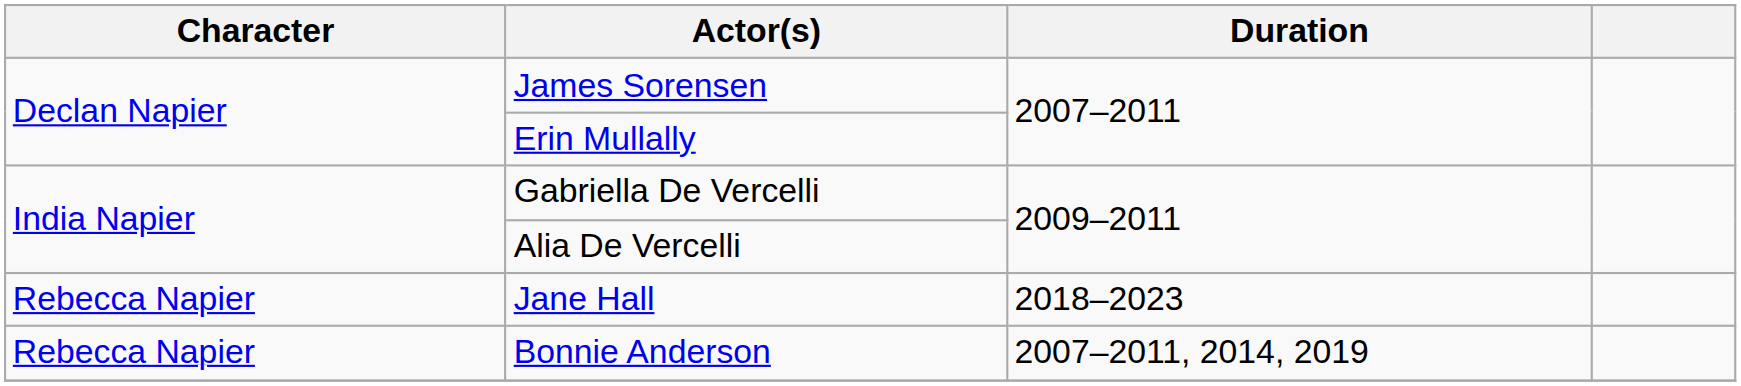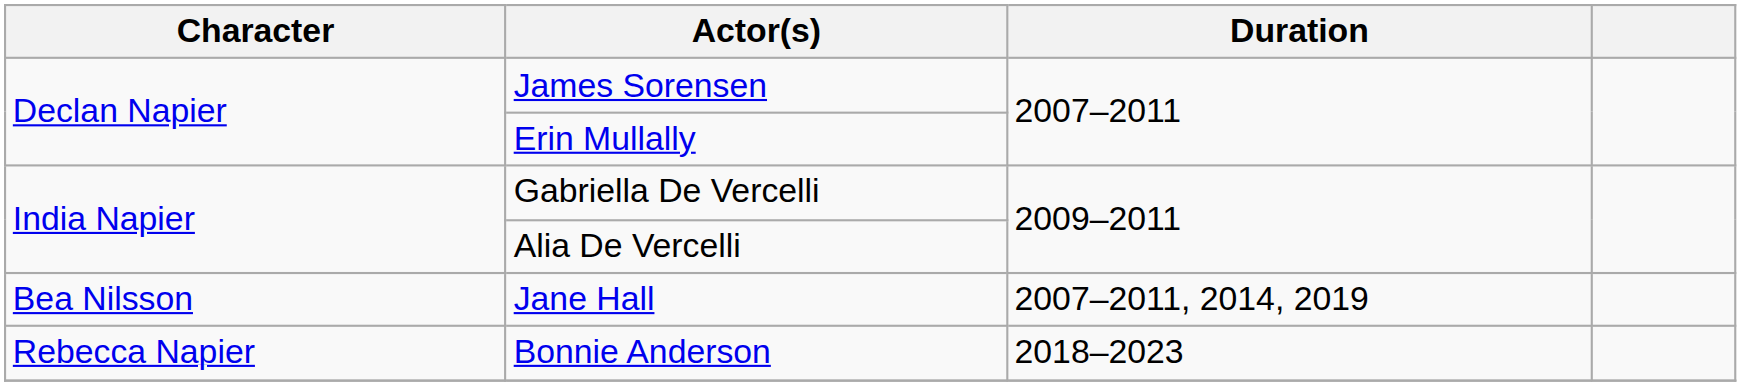(134, 298) Rebecca Napier -> (103, 298) Bea Nilsson
(1099, 298) 2018–2023 -> (1192, 298) 2007–2011, 2014, 2019
(1192, 352) 2007–2011, 2014, 2019 -> (1099, 352) 2018–2023
